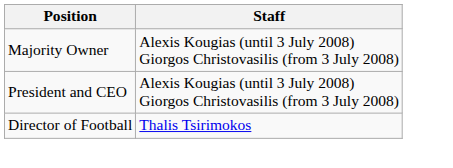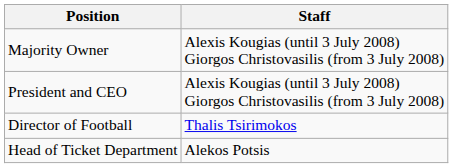+ row: (93, 150)
